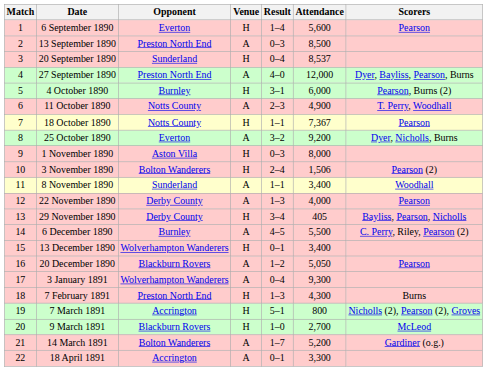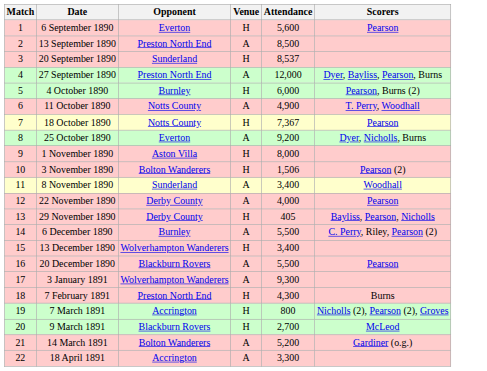- column: (277, 12)
(320, 264) 5,050 -> (288, 264) 5,500
